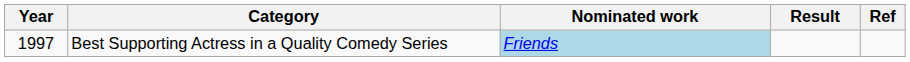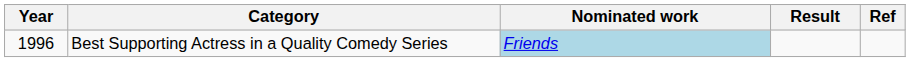(36, 43) 1997 -> (36, 43) 1996
